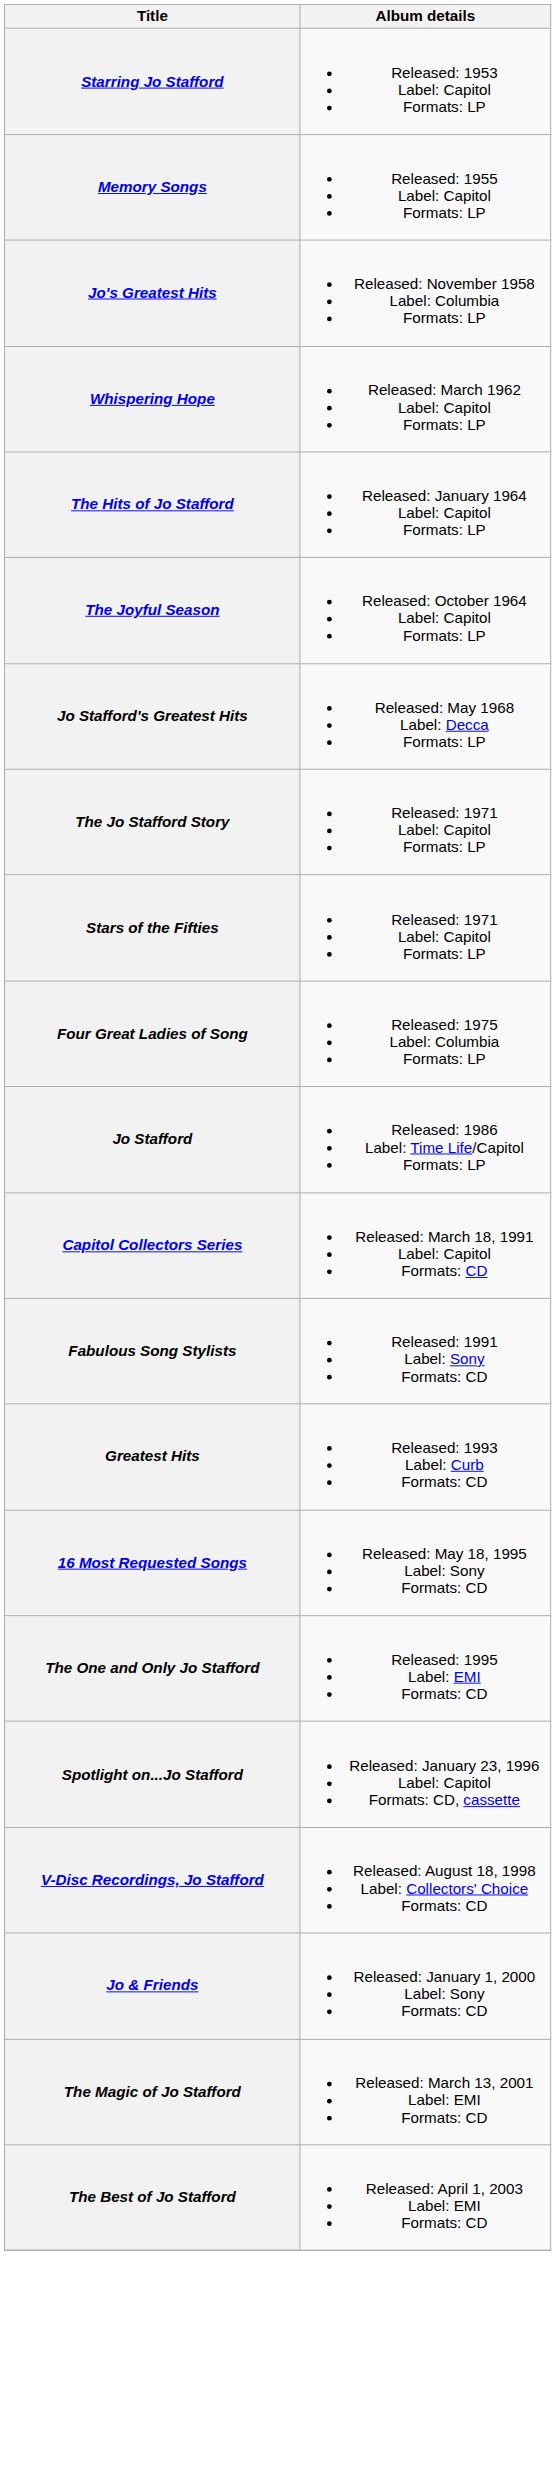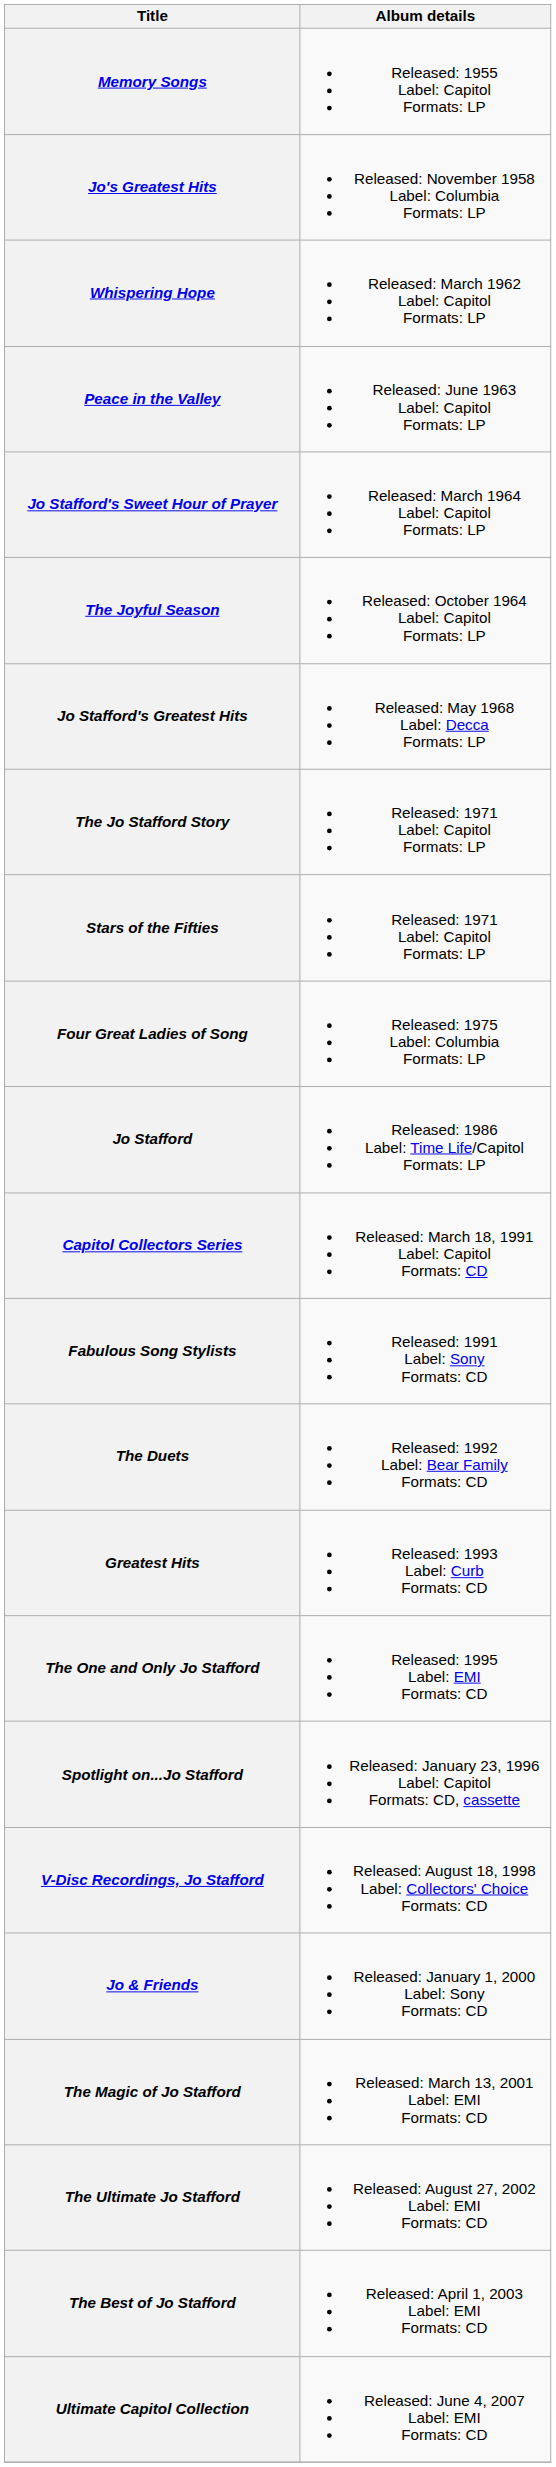- row: (152, 81)
+ row: (152, 398)
- row: (152, 504)
+ row: (152, 504)
+ row: (152, 1456)
- row: (152, 1562)
+ row: (152, 2197)
+ row: (152, 2409)
